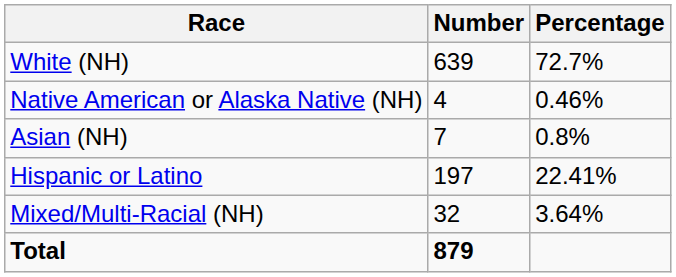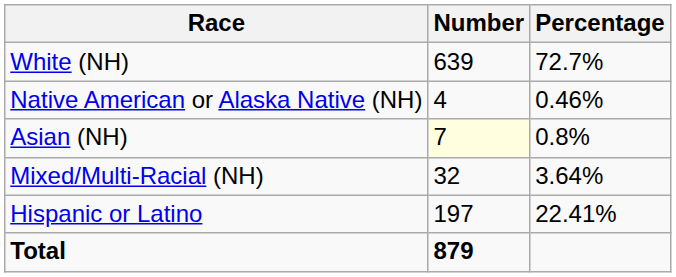(440, 137) no background -> (440, 137) lightyellow background
rows swapped: (137, 213) <-> (106, 175)
